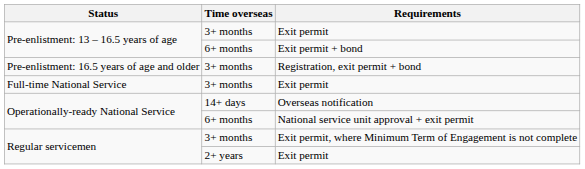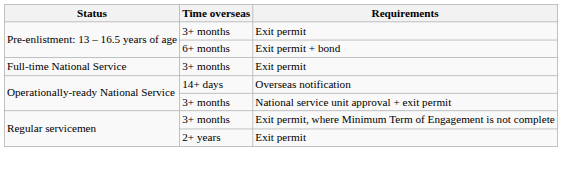- row: (103, 66)
(228, 119) 6+ months -> (206, 102) 3+ months
